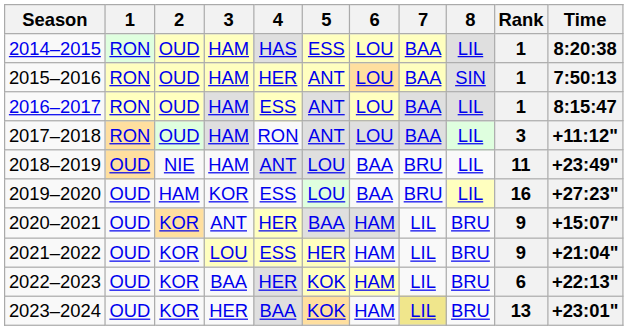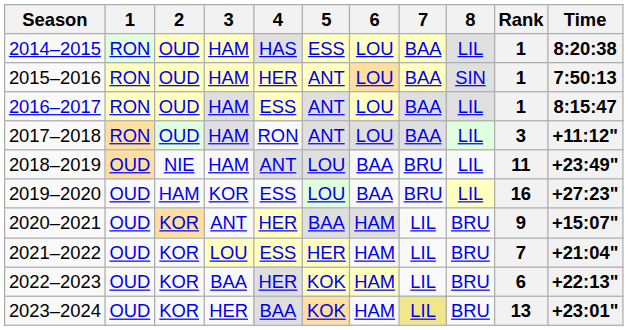(521, 252) 9 -> (521, 252) 7
